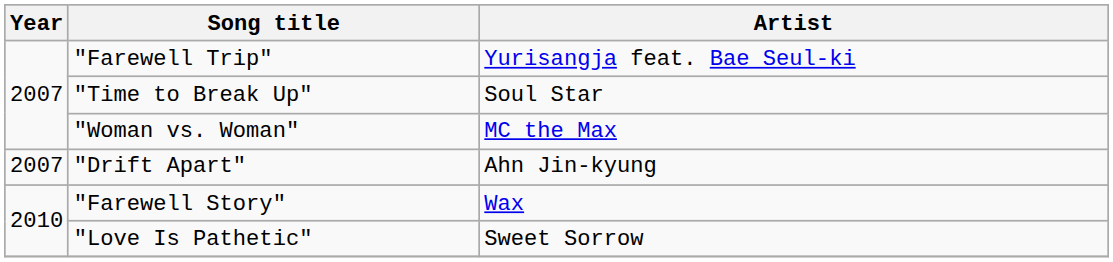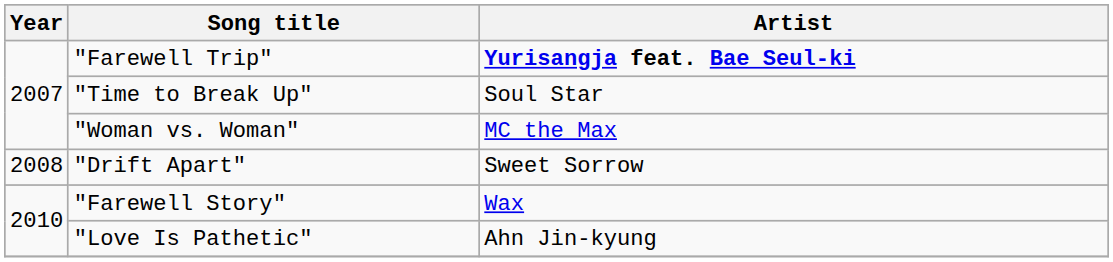(670, 59) normal -> (670, 59) bold
(37, 167) 2007 -> (37, 167) 2008
(571, 167) Ahn Jin-kyung -> (564, 167) Sweet Sorrow
(564, 239) Sweet Sorrow -> (571, 239) Ahn Jin-kyung
